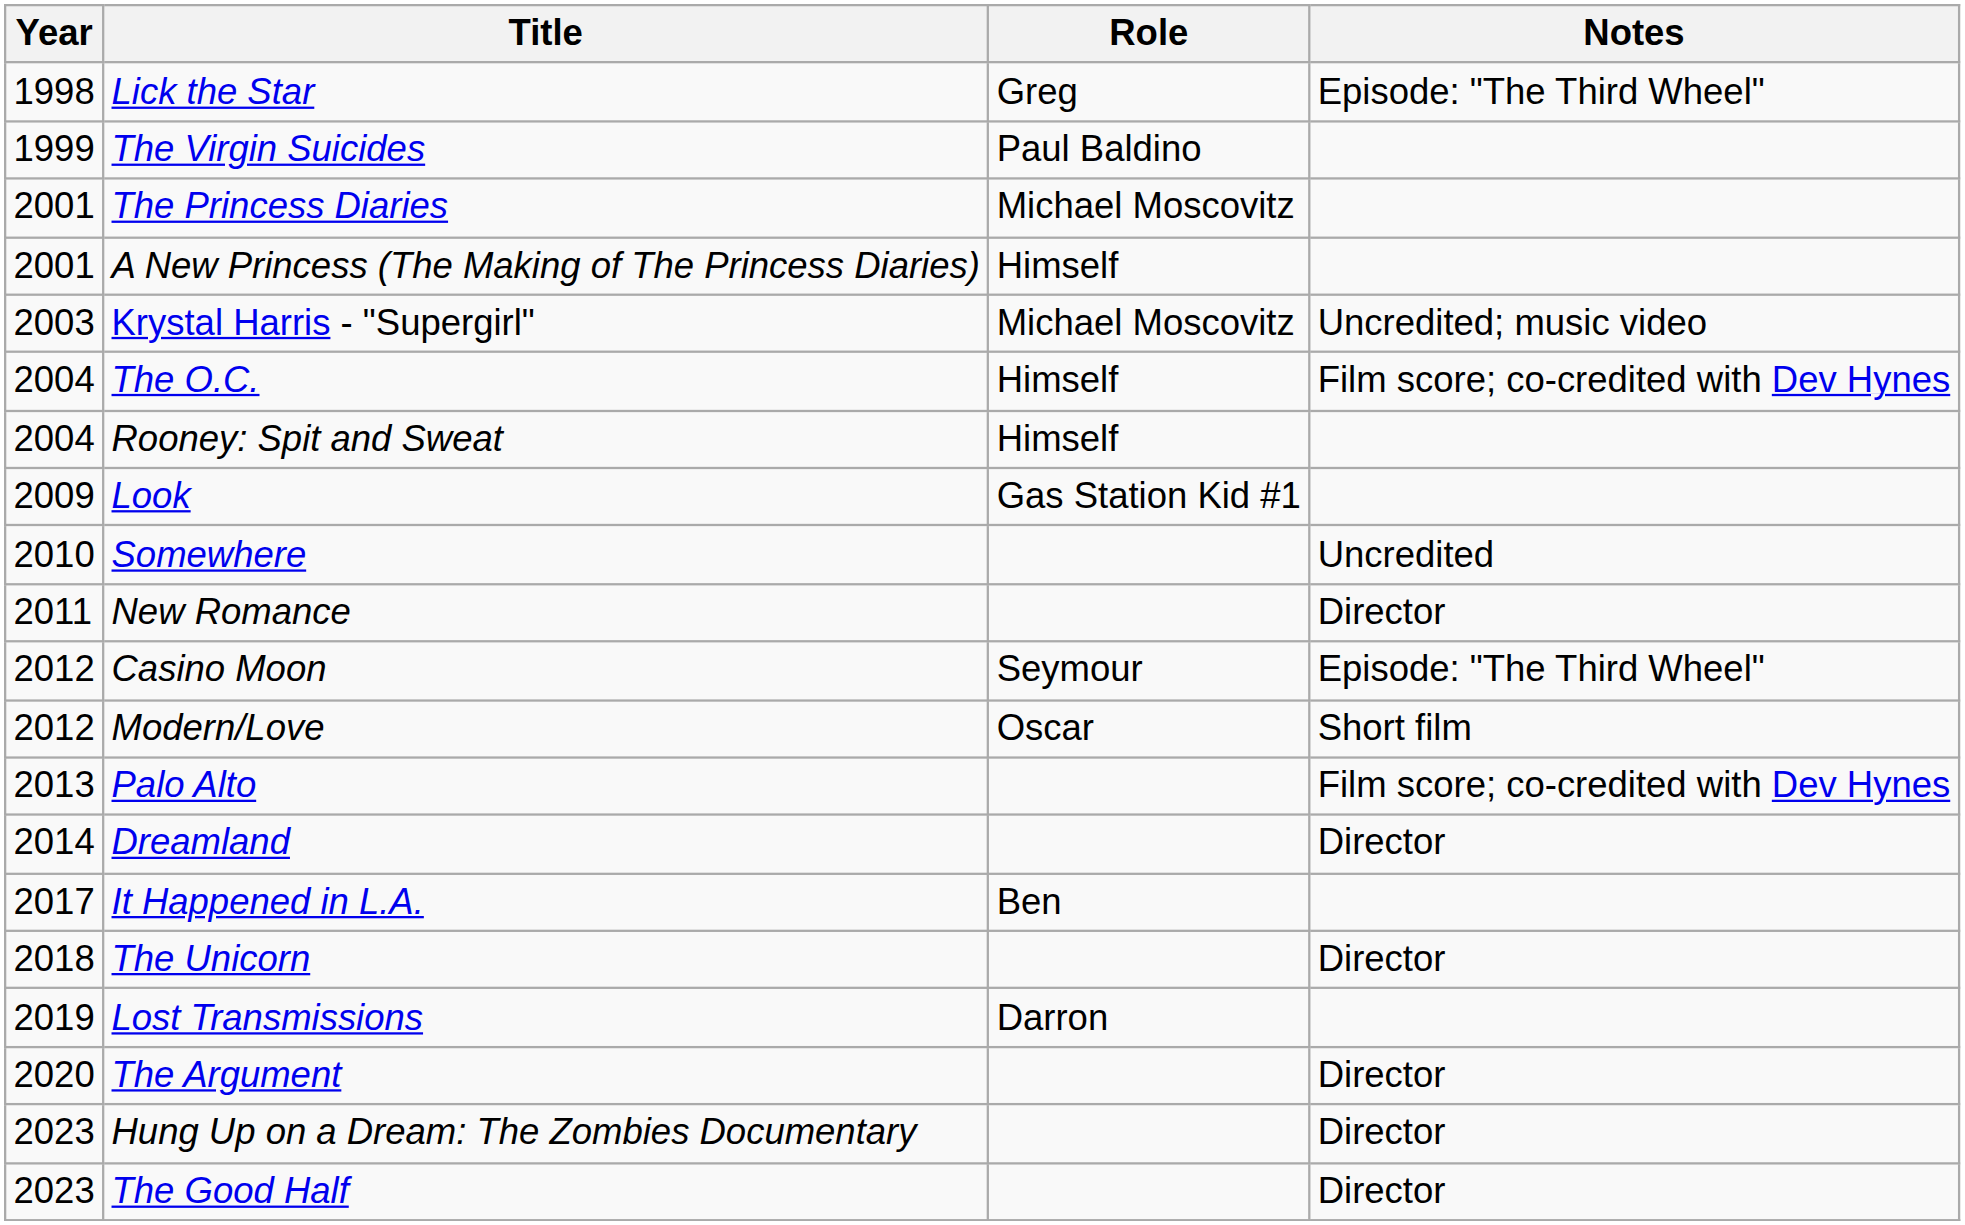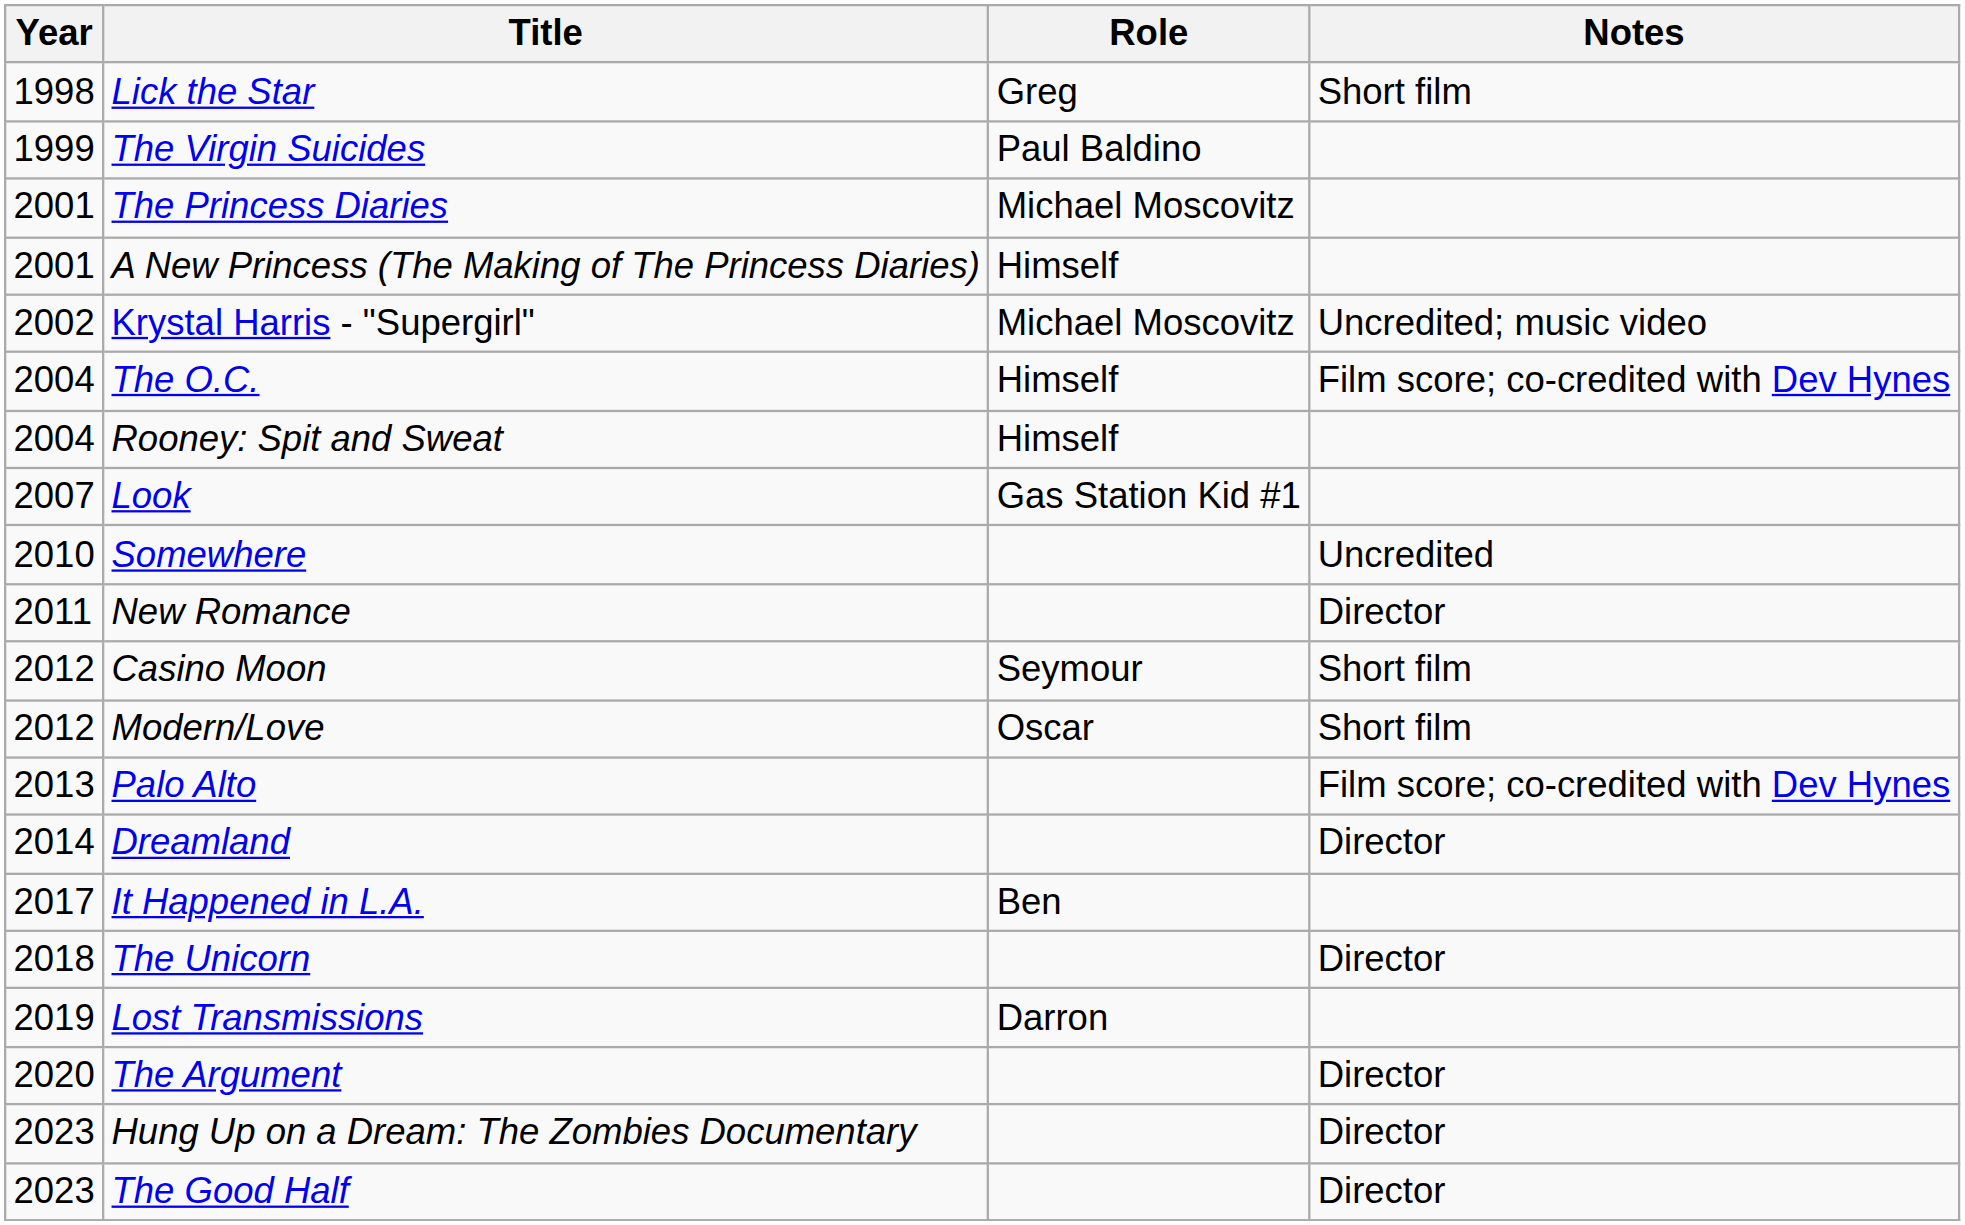(1541, 91) Episode: "The Third Wheel" -> (1395, 91) Short film
(54, 322) 2003 -> (54, 322) 2002
(54, 496) 2009 -> (54, 496) 2007
(1541, 669) Episode: "The Third Wheel" -> (1395, 669) Short film
